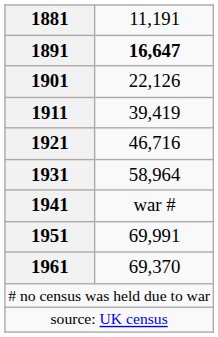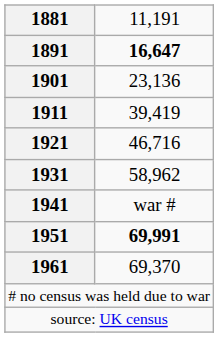(155, 81) 22,126 -> (155, 81) 23,136
(155, 174) 58,964 -> (155, 174) 58,962
(155, 236) normal -> (155, 236) bold
